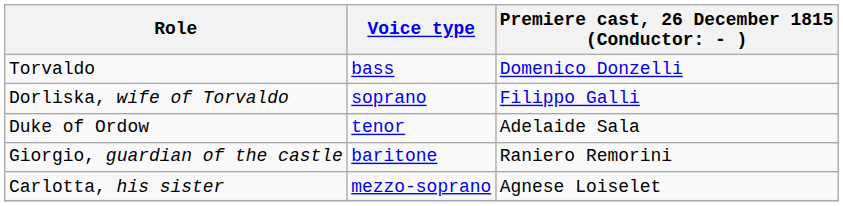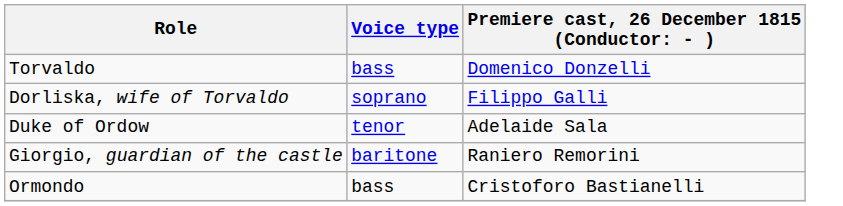- row: (117, 186)
+ row: (47, 186)
